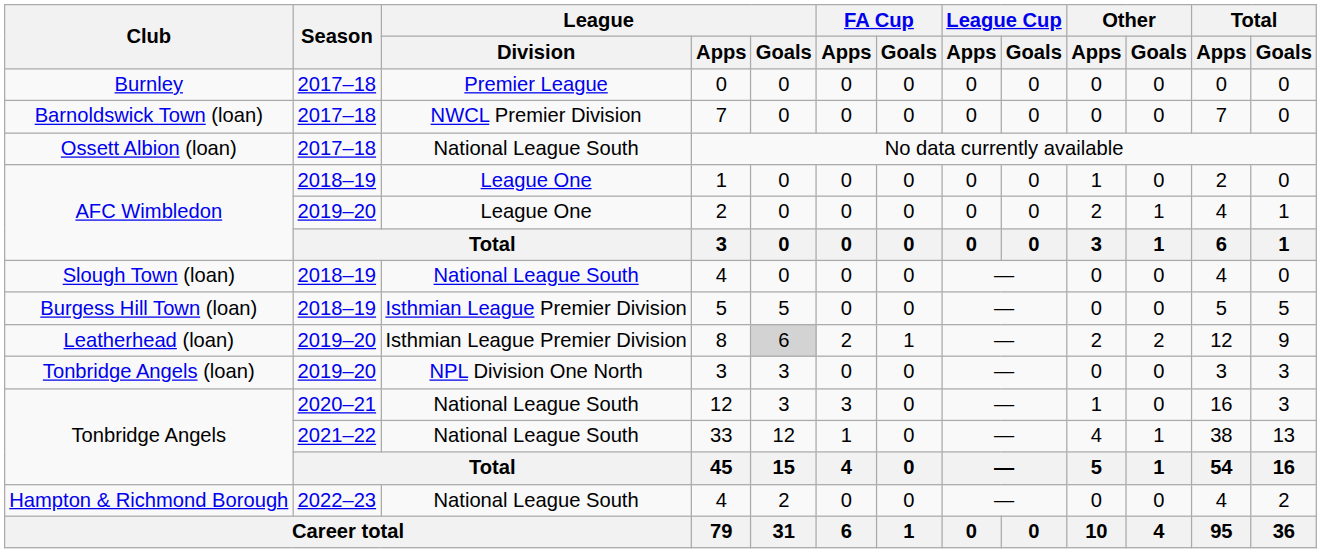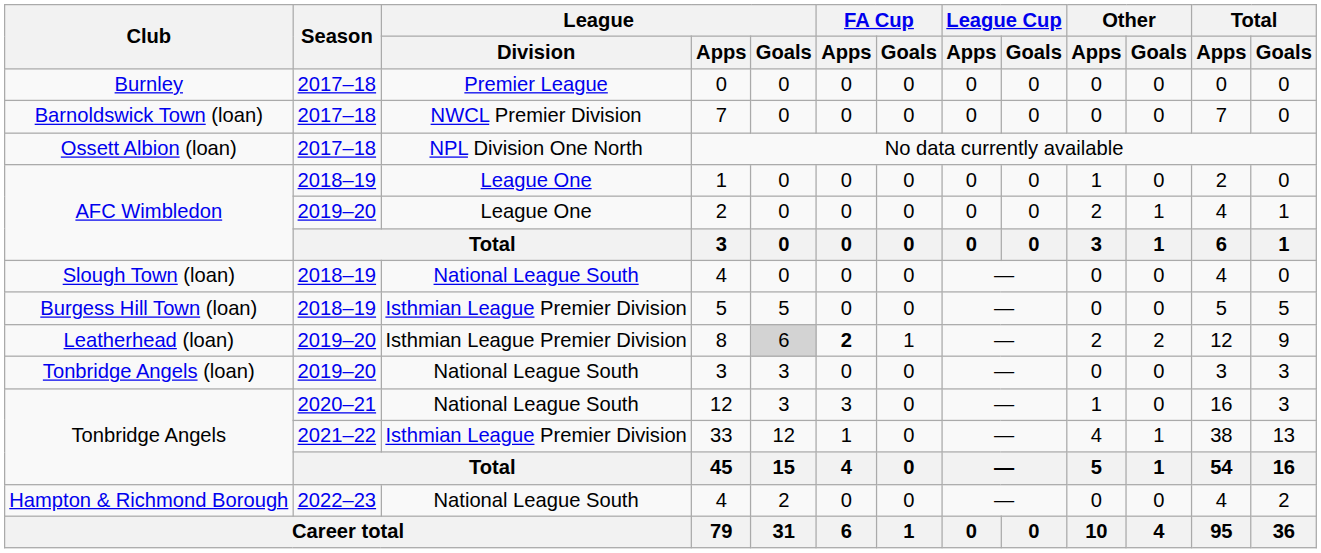(536, 148) National League South -> (536, 148) NPL Division One North
(846, 340) normal -> (846, 340) bold
(536, 372) NPL Division One North -> (536, 372) National League South
(536, 436) National League South -> (536, 436) Isthmian League Premier Division
